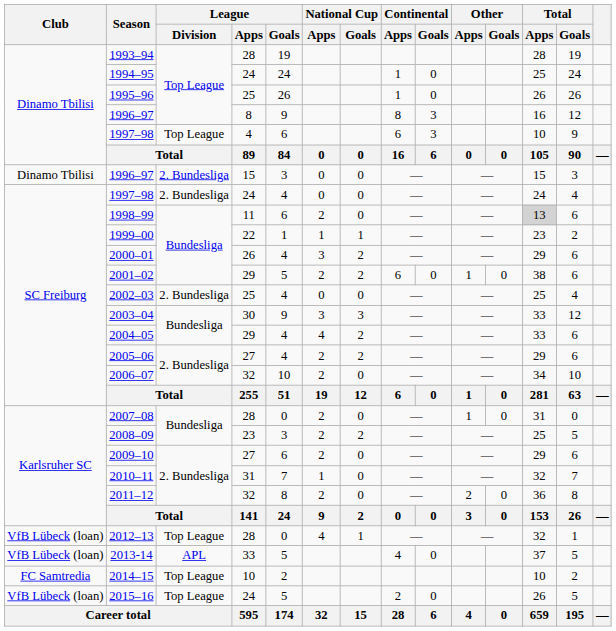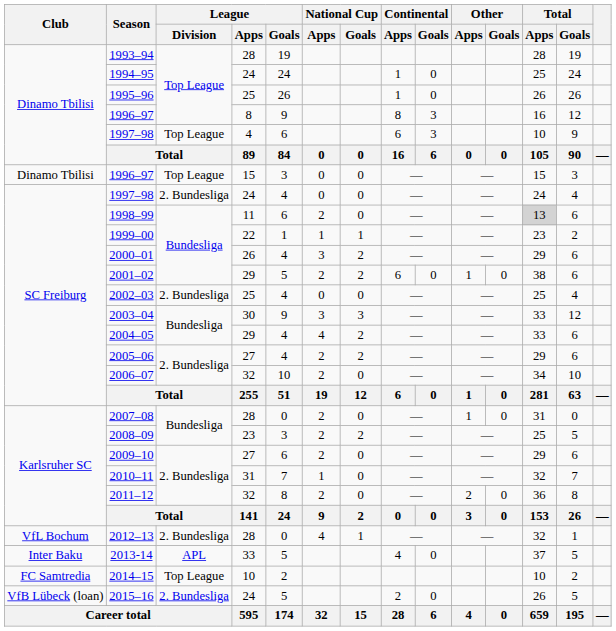(194, 174) 2. Bundesliga -> (194, 174) Top League
(55, 535) VfB Lübeck (loan) -> (55, 535) VfL Bochum
(194, 535) Top League -> (194, 535) 2. Bundesliga
(55, 555) VfB Lübeck (loan) -> (55, 555) Inter Baku
(194, 595) Top League -> (194, 595) 2. Bundesliga
